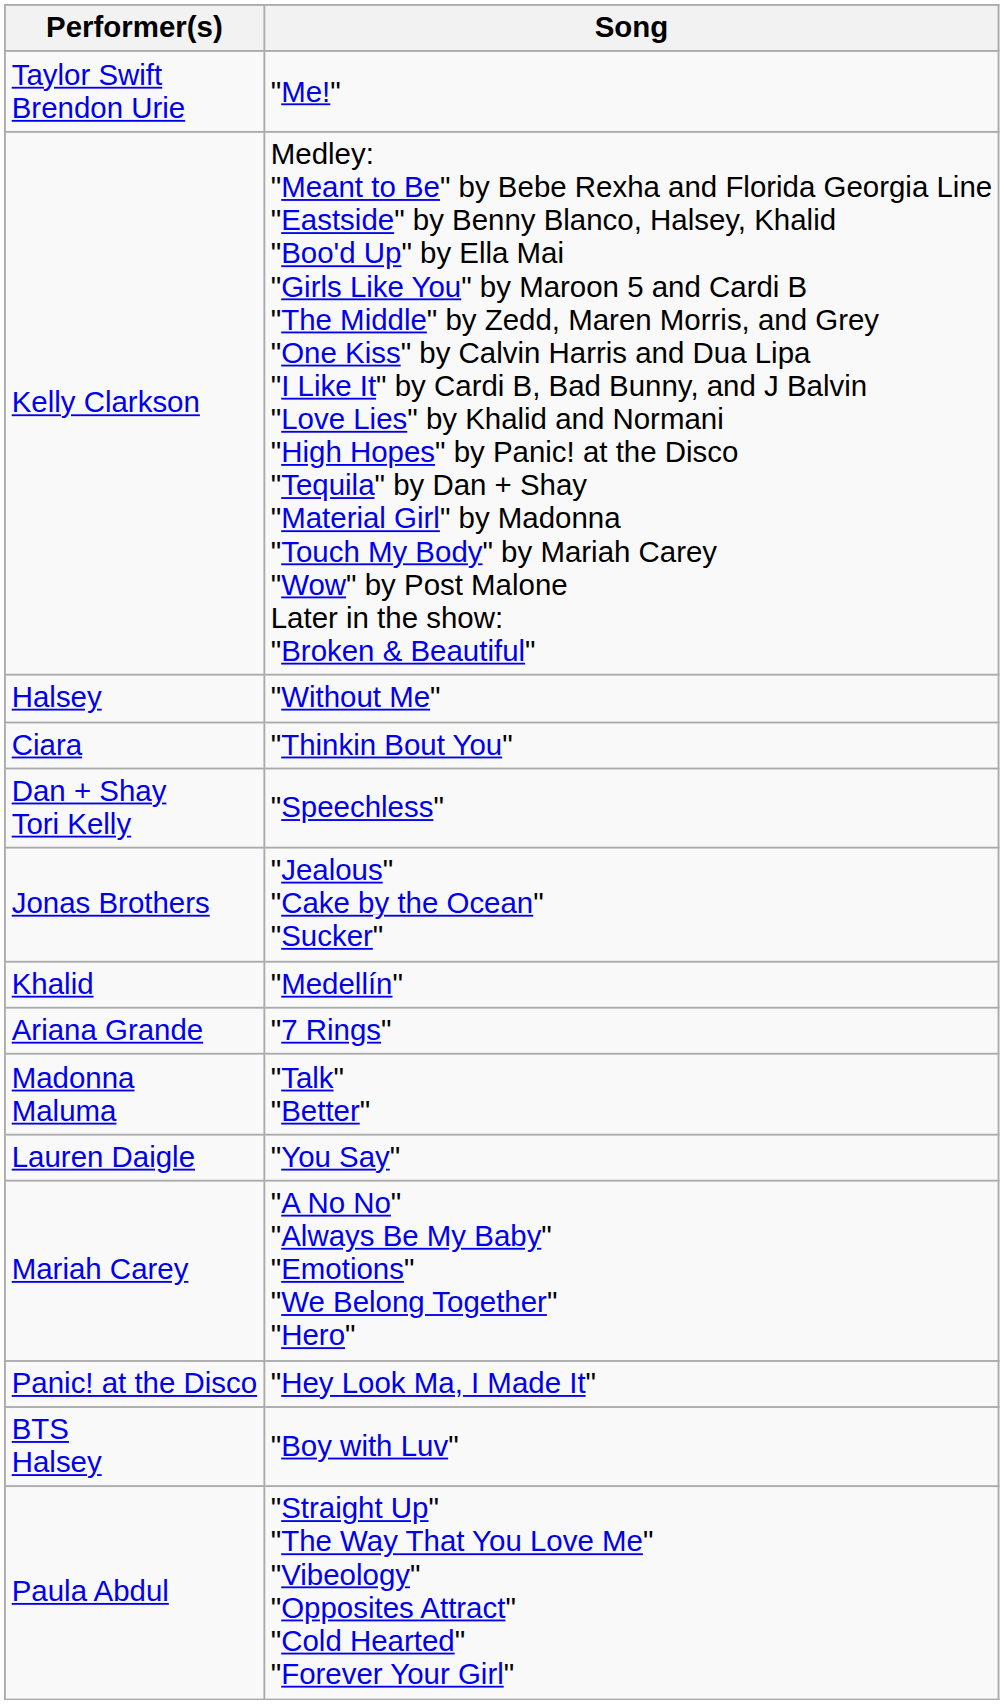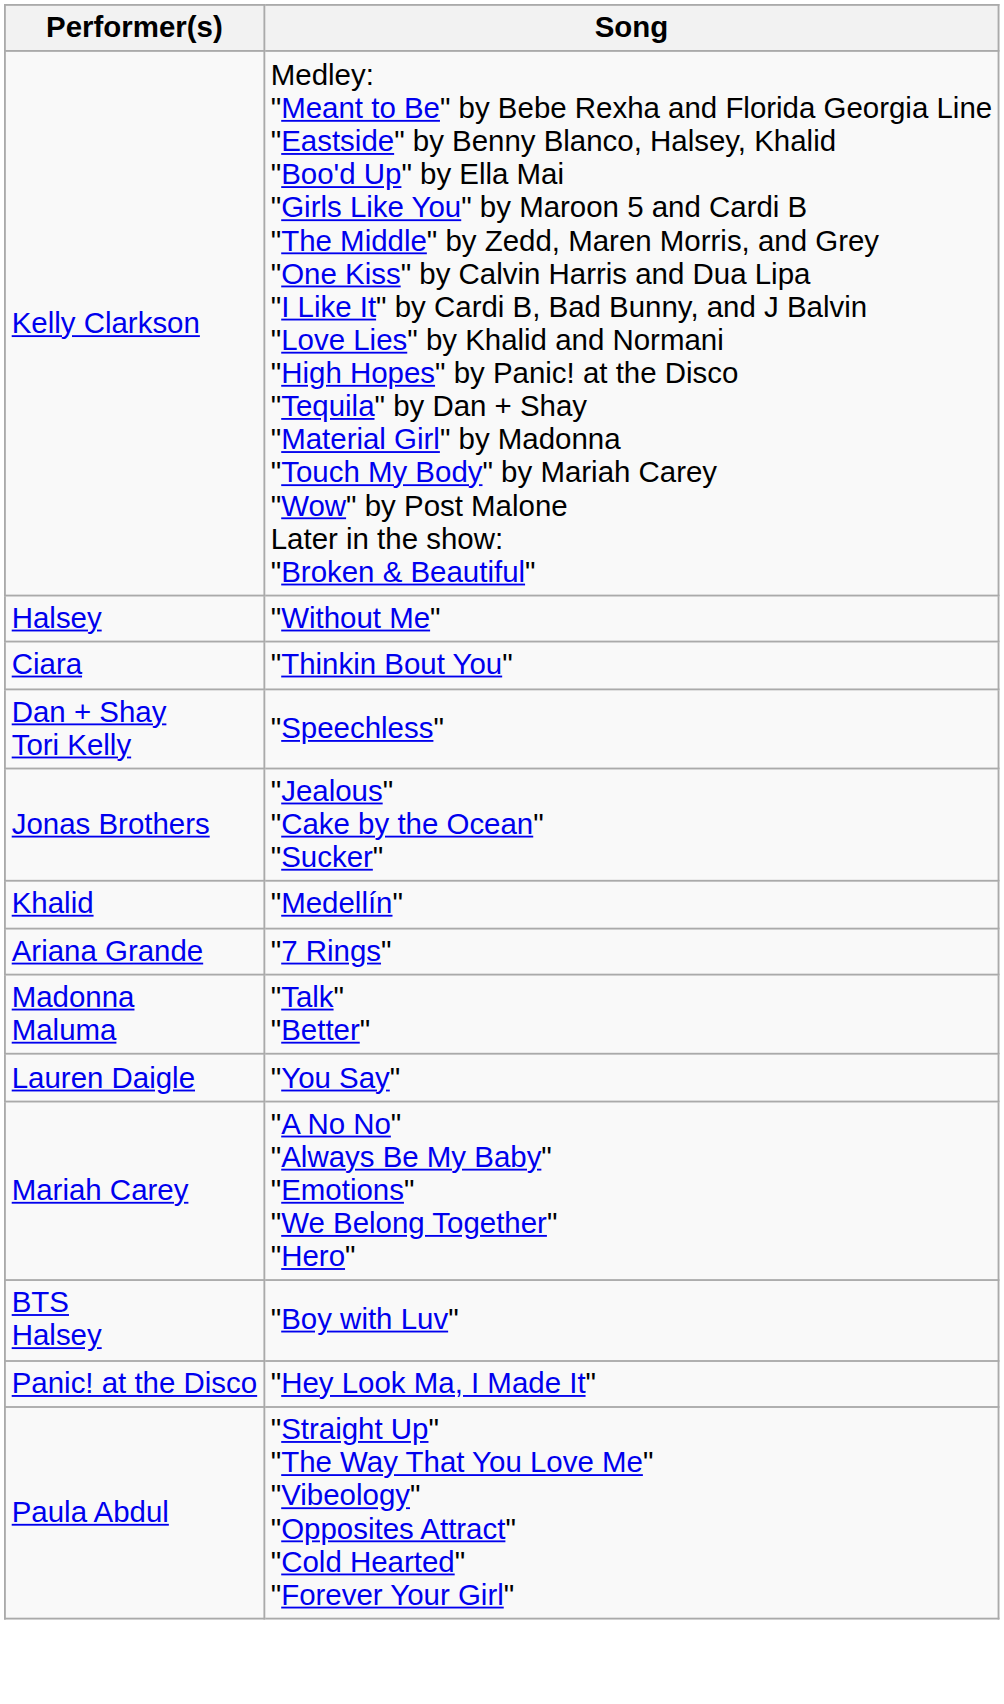- row: (98, 91)
rows swapped: (134, 1383) <-> (57, 1446)
